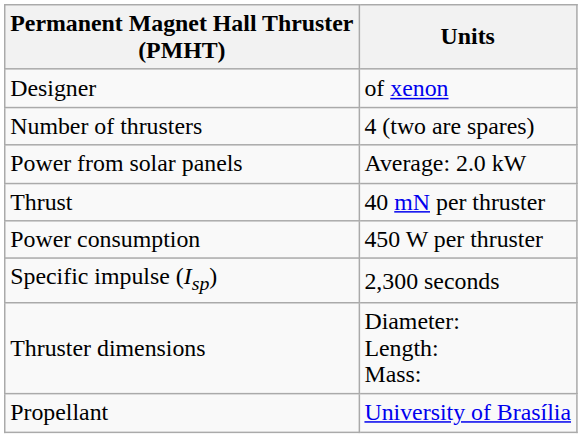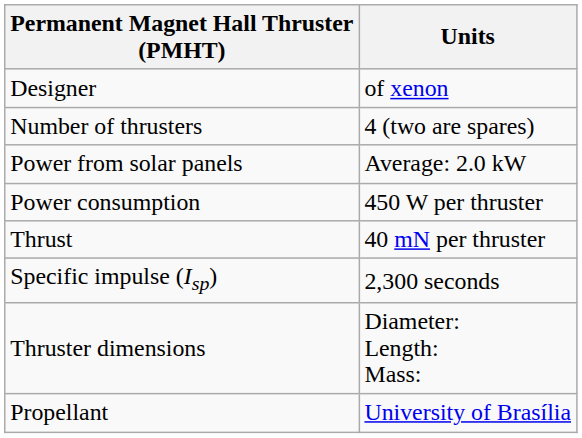rows swapped: (105, 239) <-> (41, 201)
